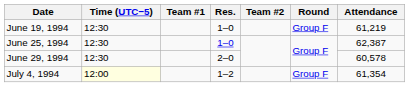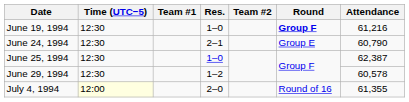(310, 27) normal -> (298, 27) bold
(371, 27) 61,219 -> (373, 27) 61,216
+ row: (37, 43)
(225, 58) 2–0 -> (215, 74) 1–2
(225, 74) 1–2 -> (215, 89) 2–0
(310, 74) Group F -> (305, 89) Round of 16
(371, 74) 61,354 -> (373, 89) 61,355
